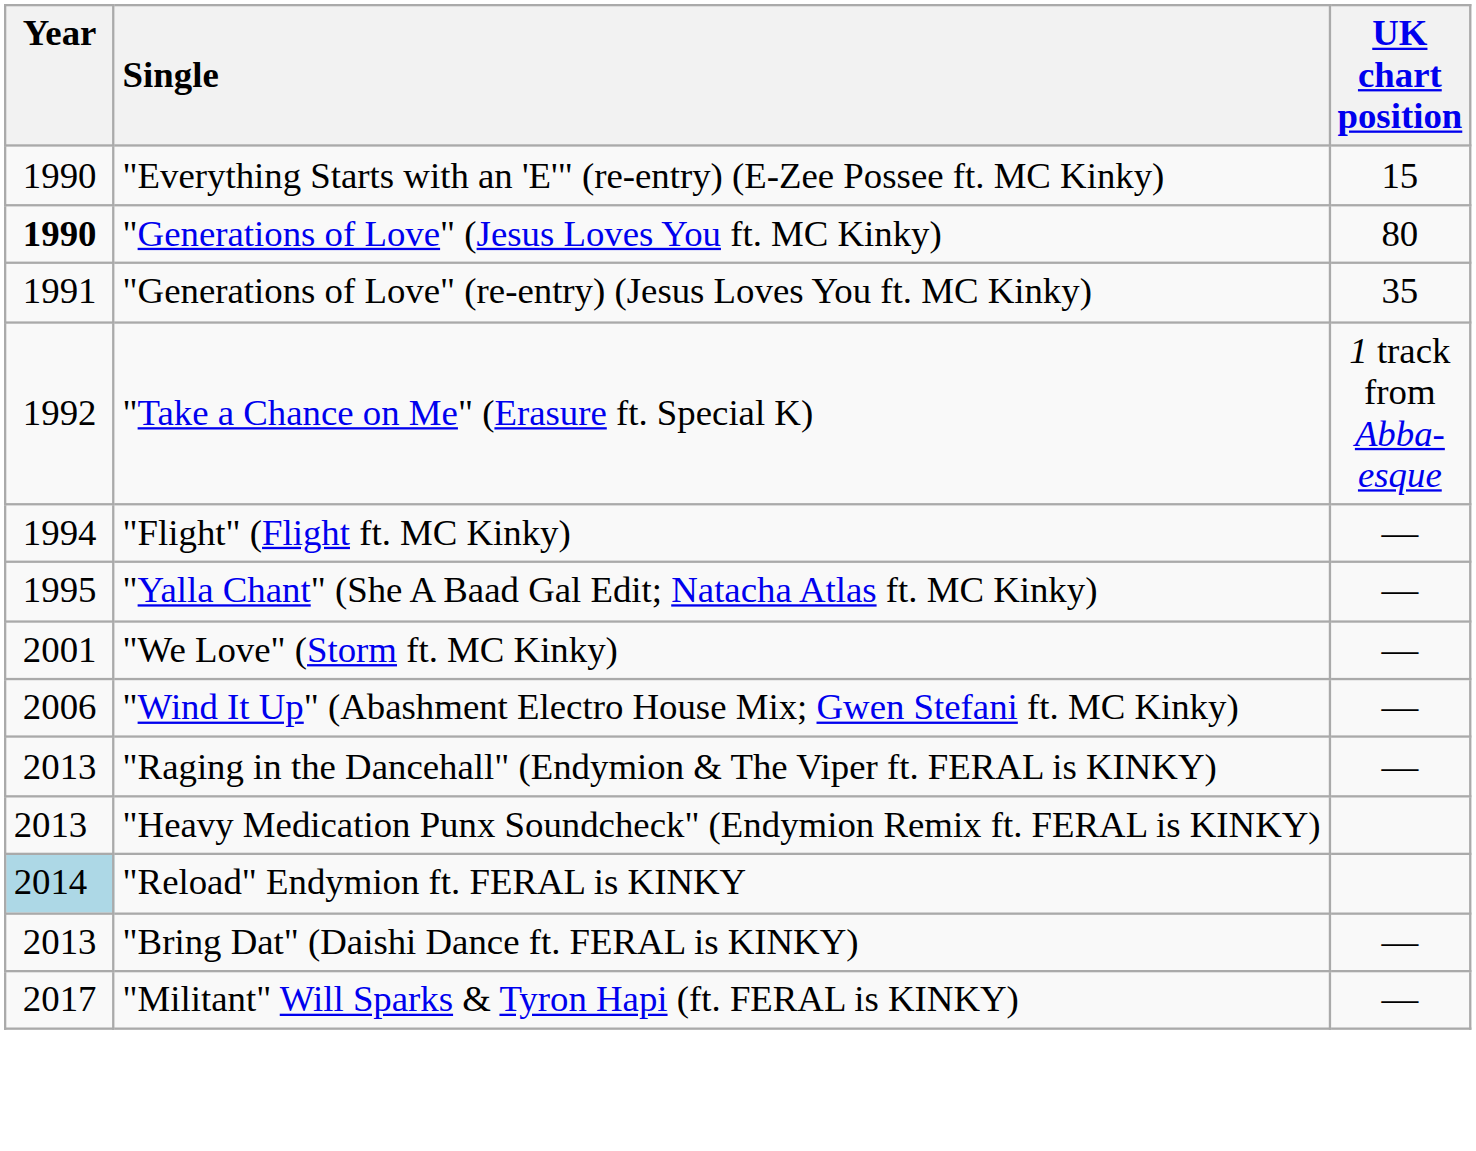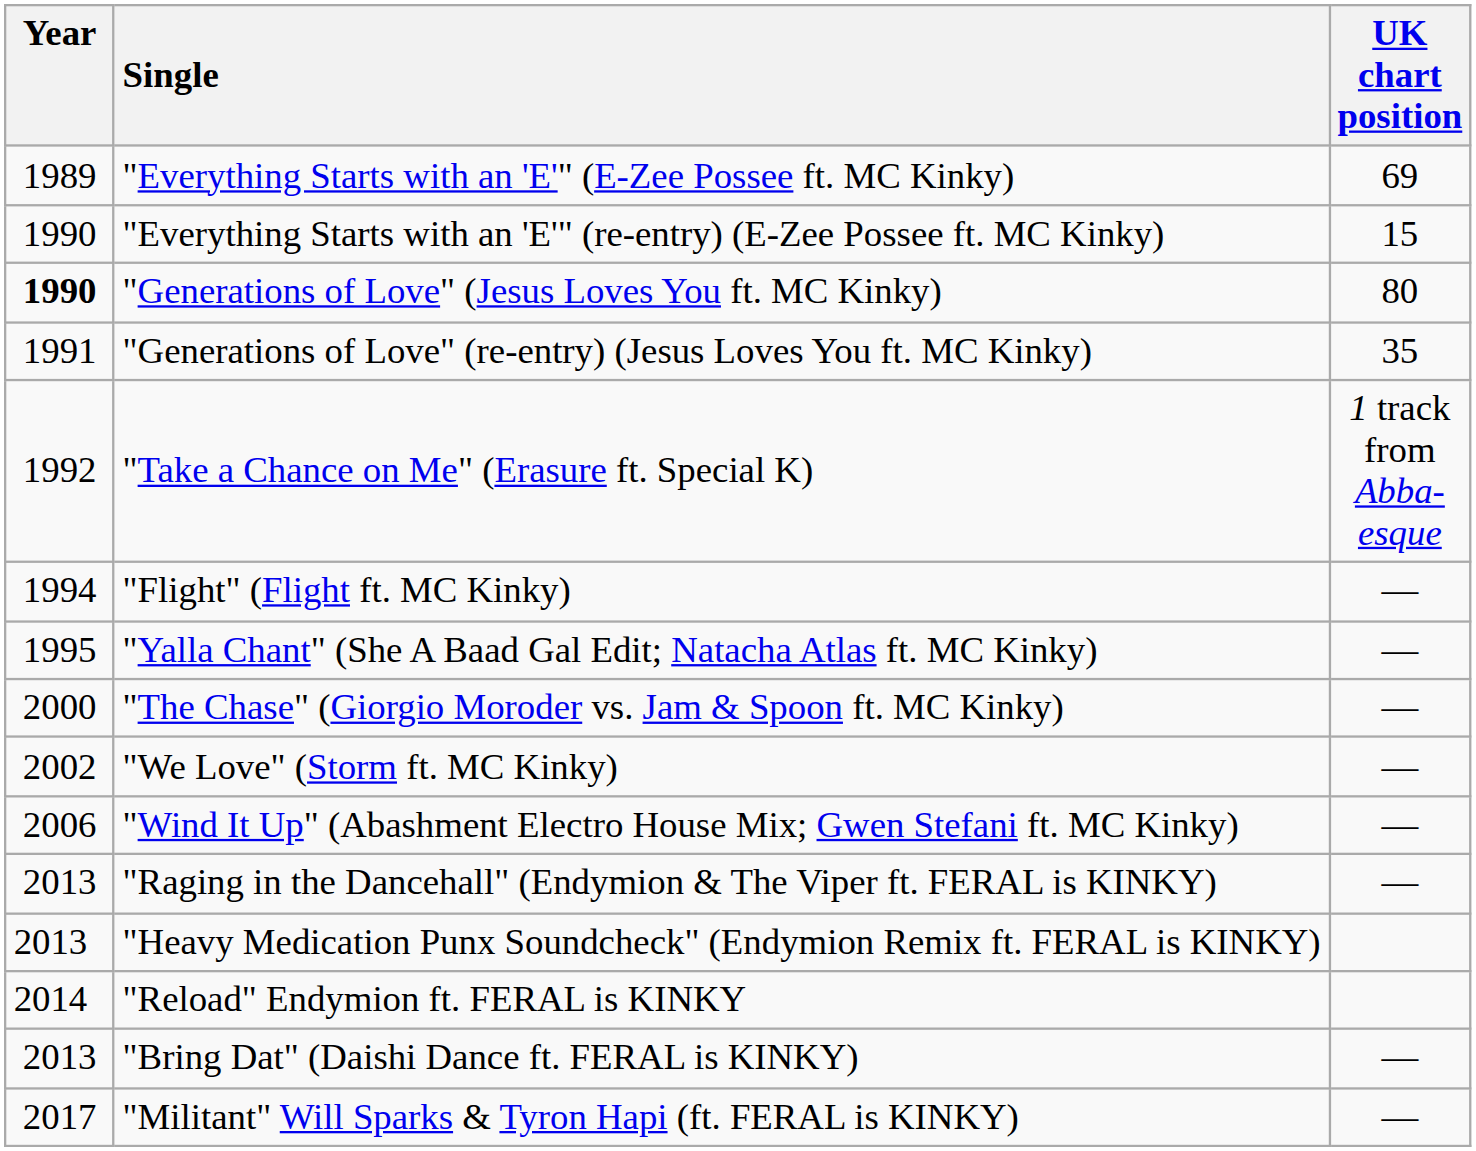+ row: (568, 174)
+ row: (593, 707)
(60, 649) 2001 -> (60, 765) 2002
(50, 882) lightblue background -> (50, 999) no background
